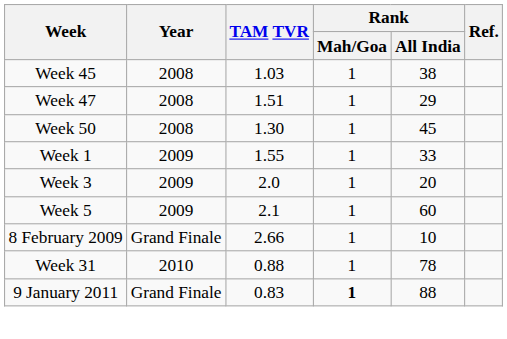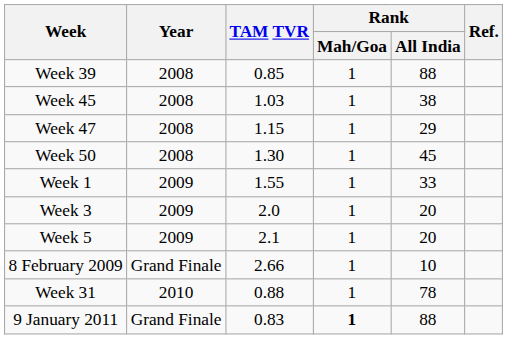+ row: (66, 73)
(269, 100) 1.51 -> (269, 127) 1.15
(428, 210) 60 -> (428, 237) 20
